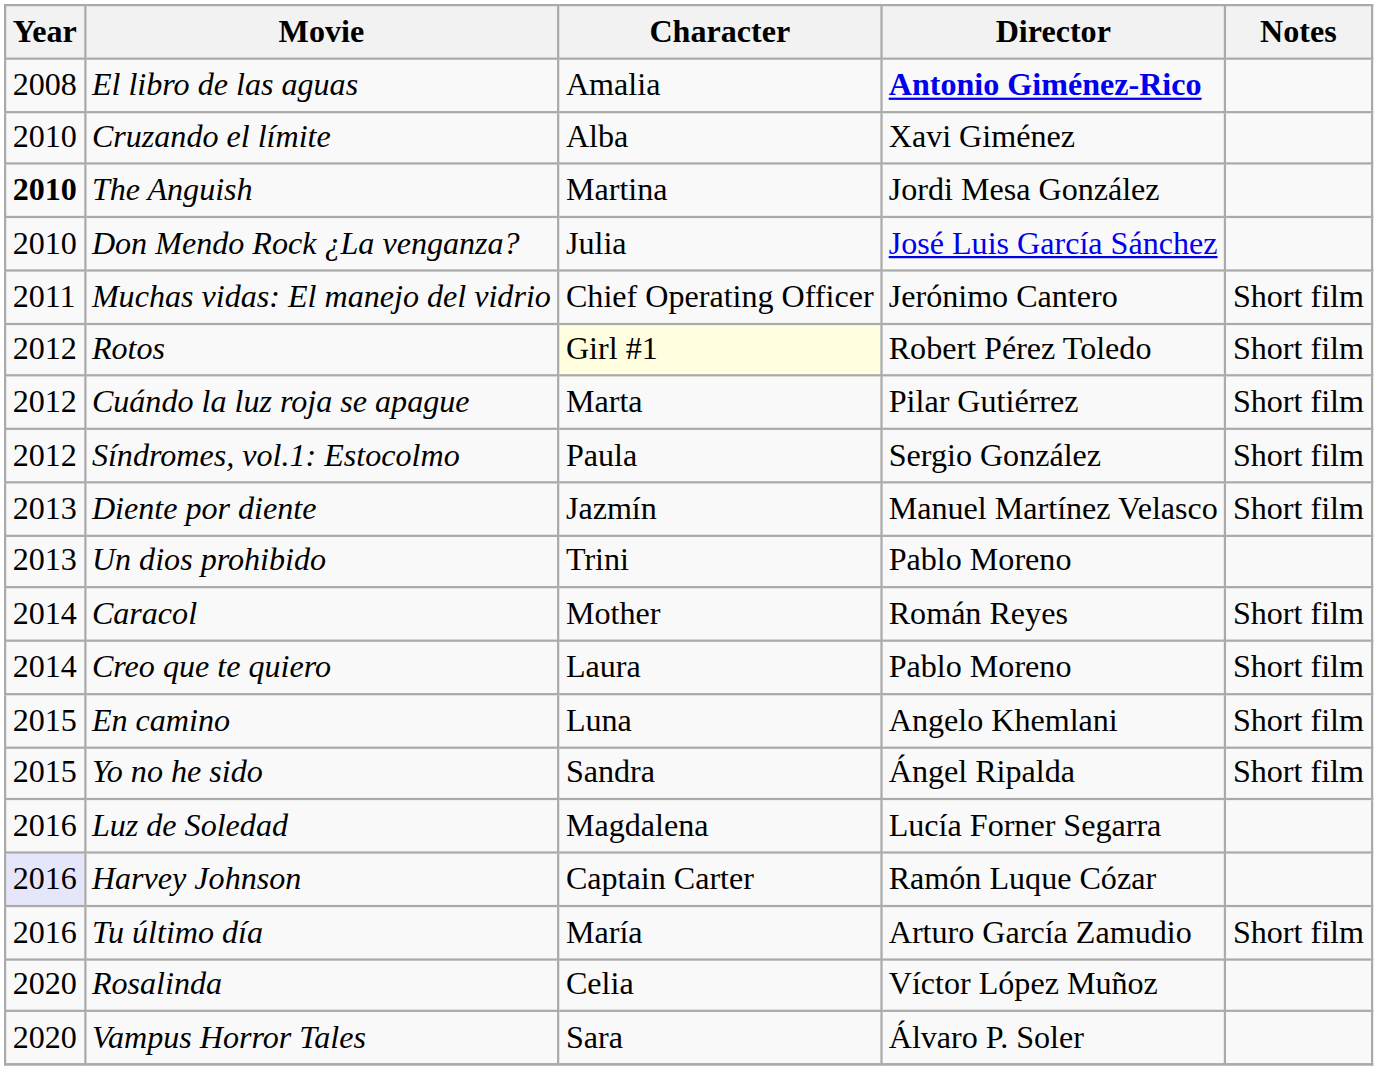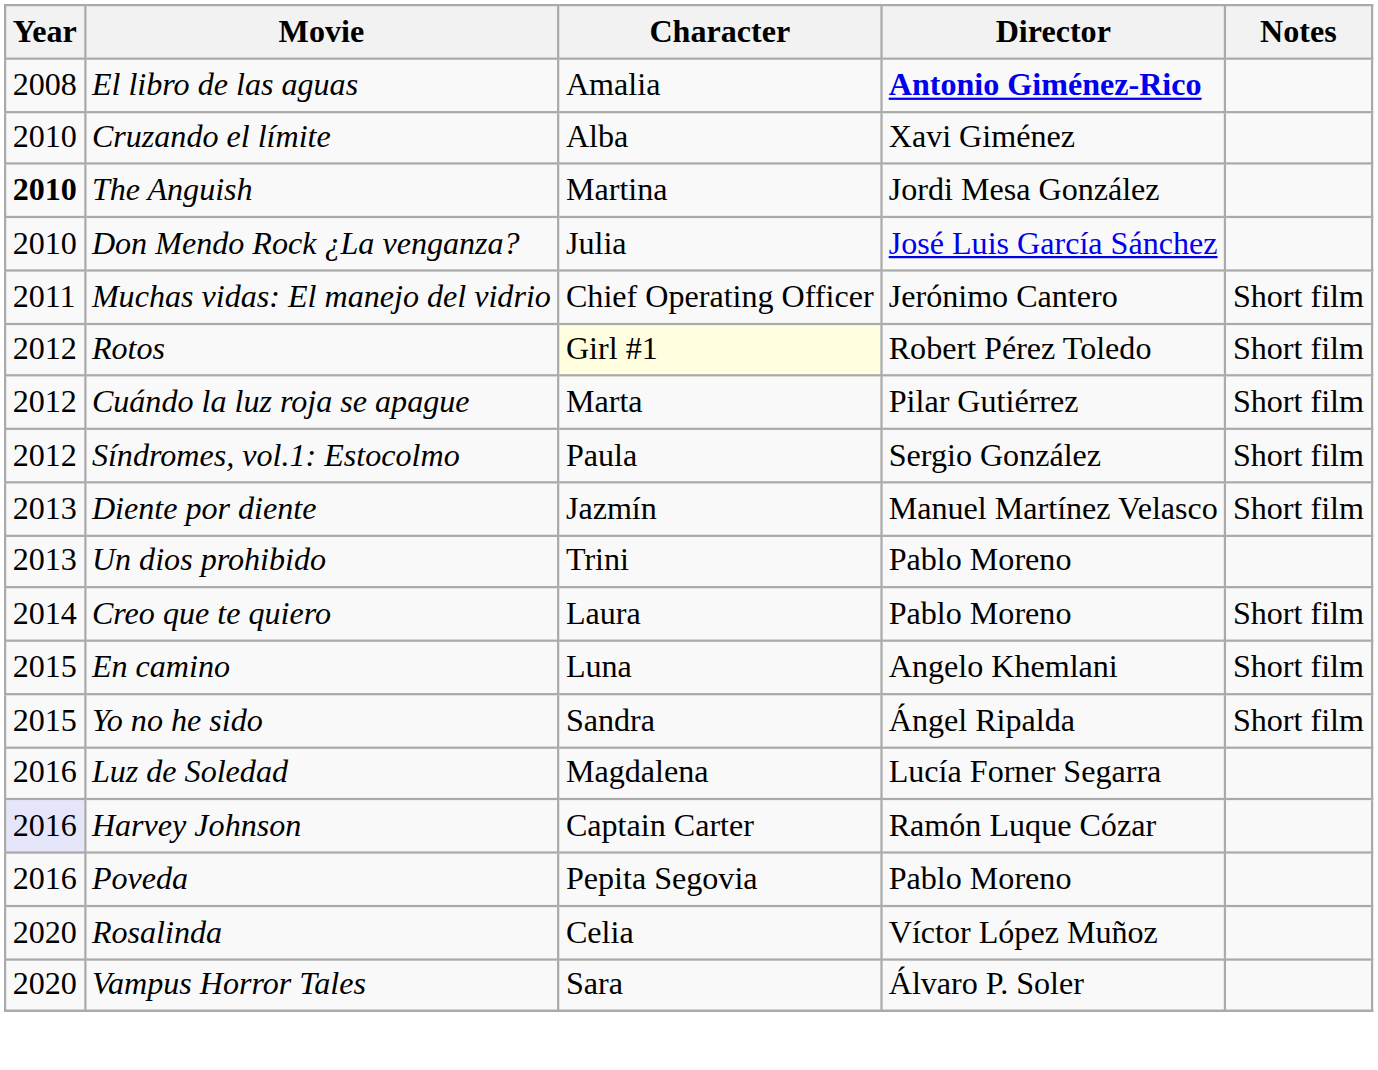- row: (144, 613)
+ row: (140, 878)
- row: (177, 931)
